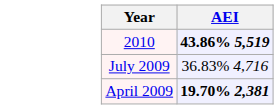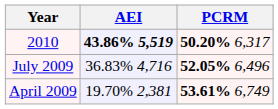+ column: (225, 17)
(225, 91) bold -> (128, 91) normal
